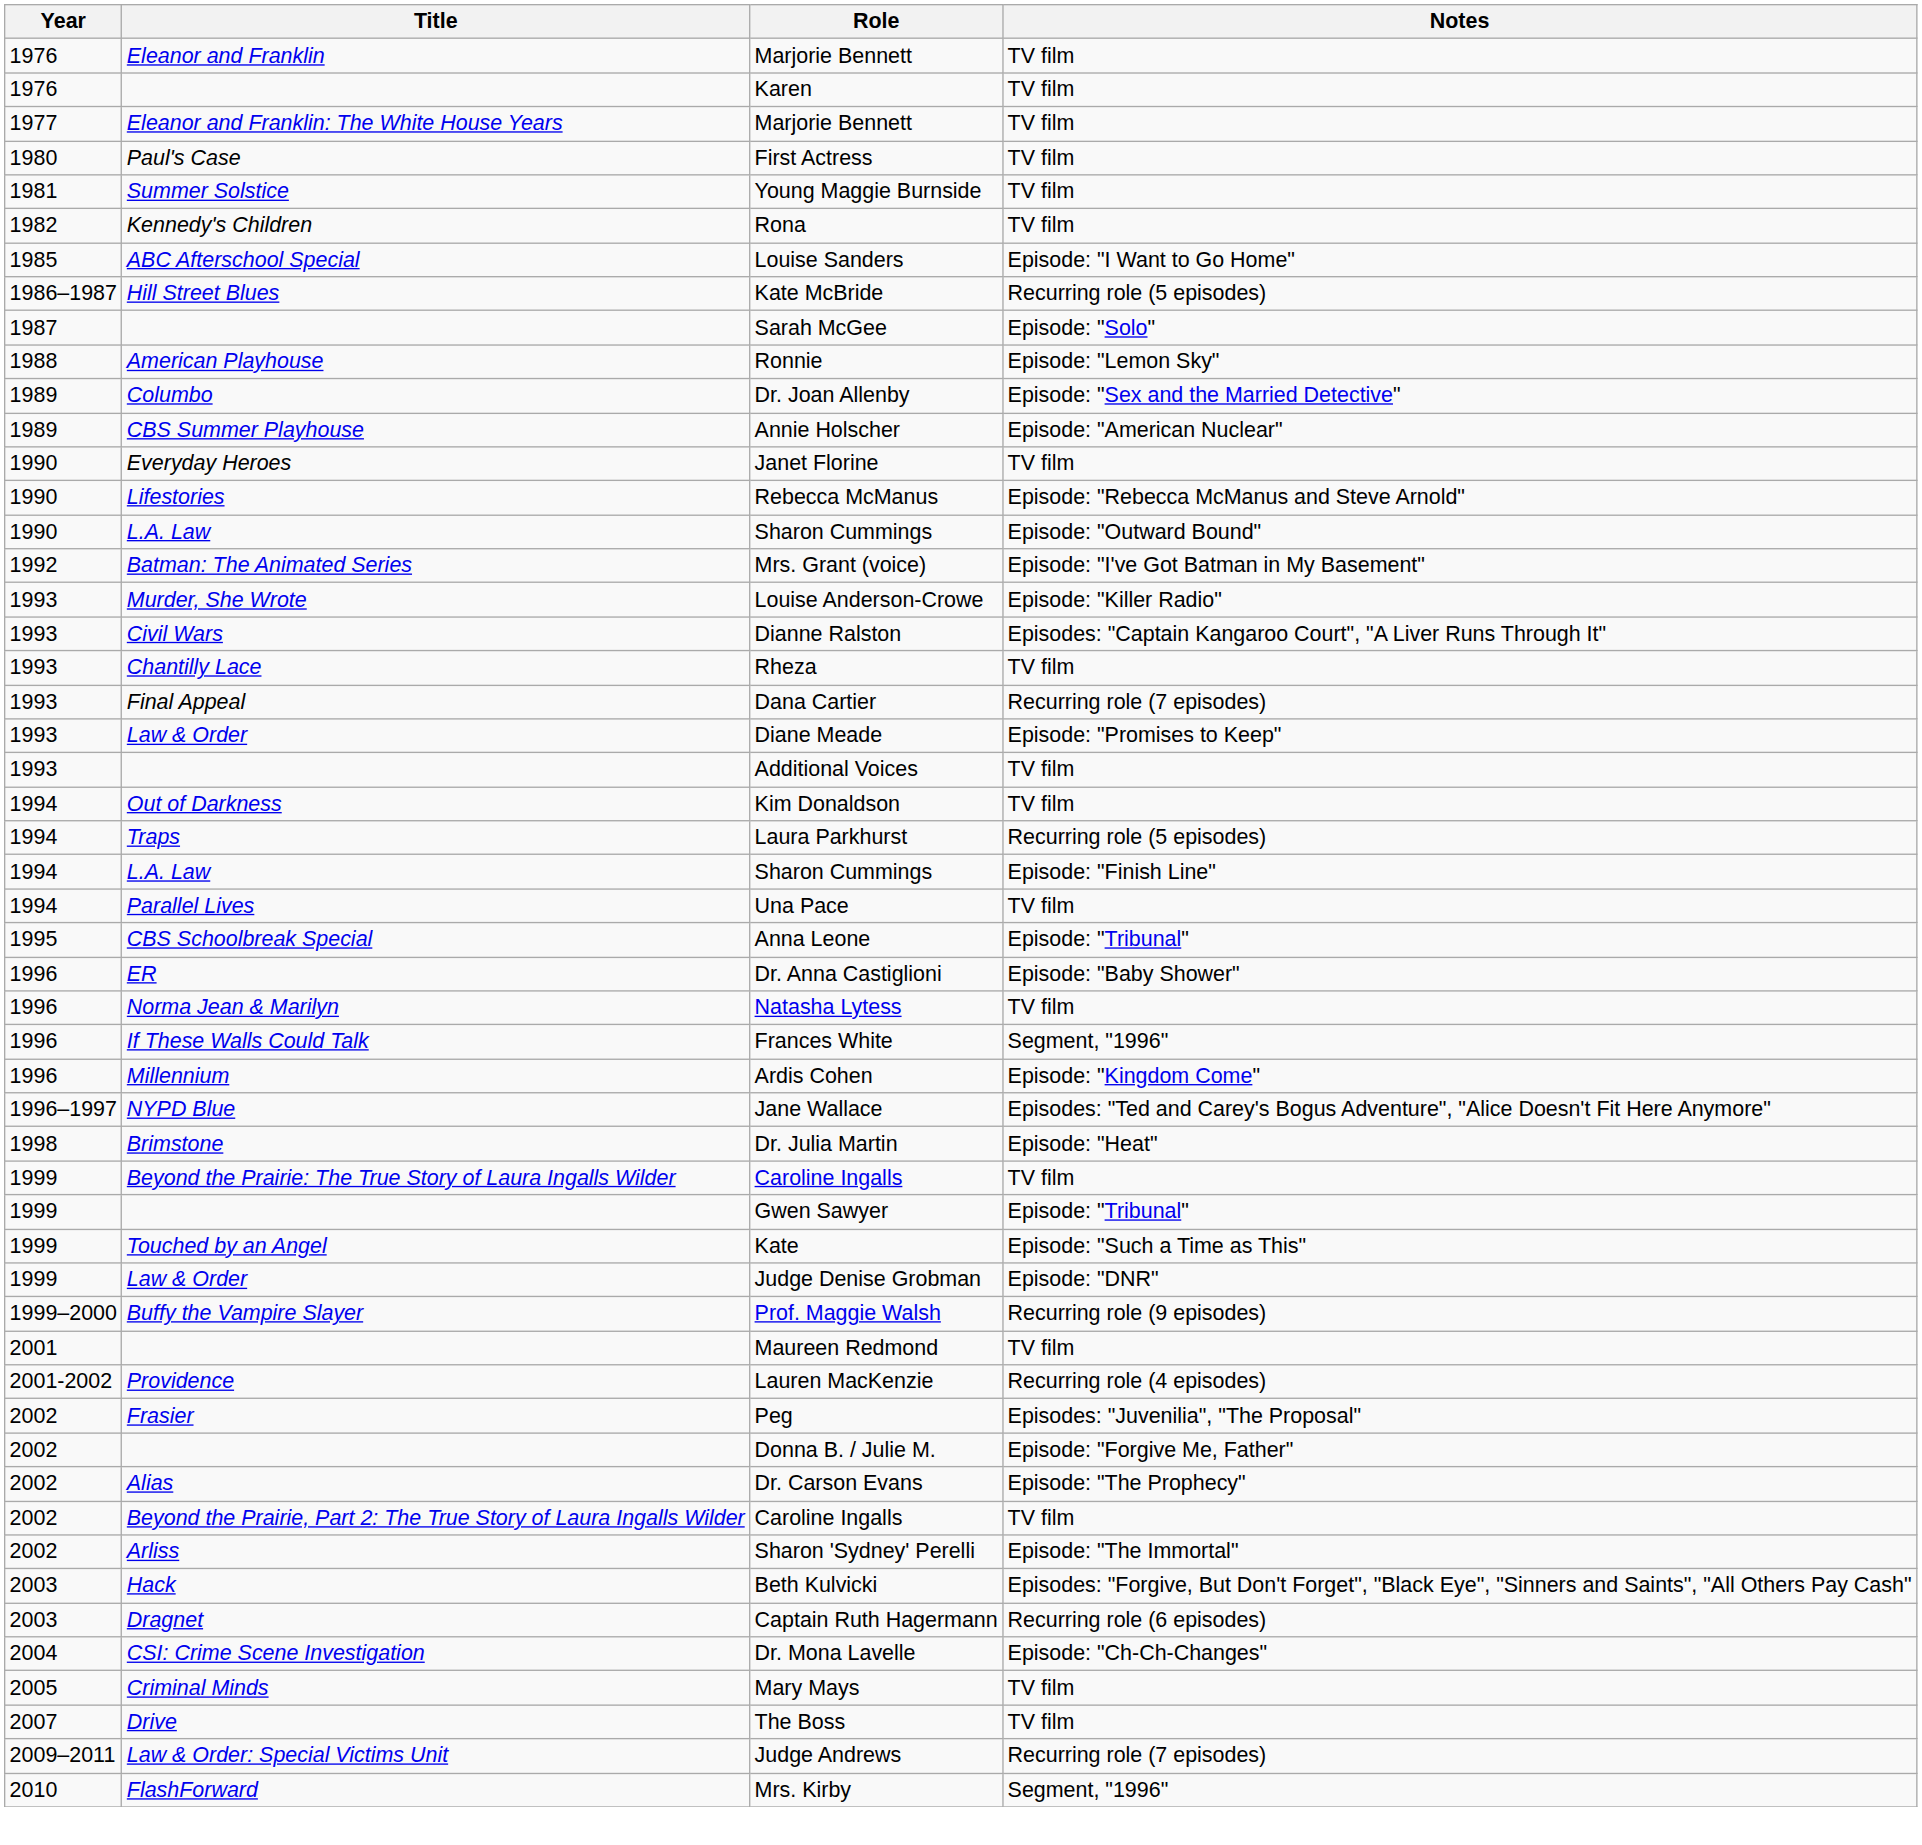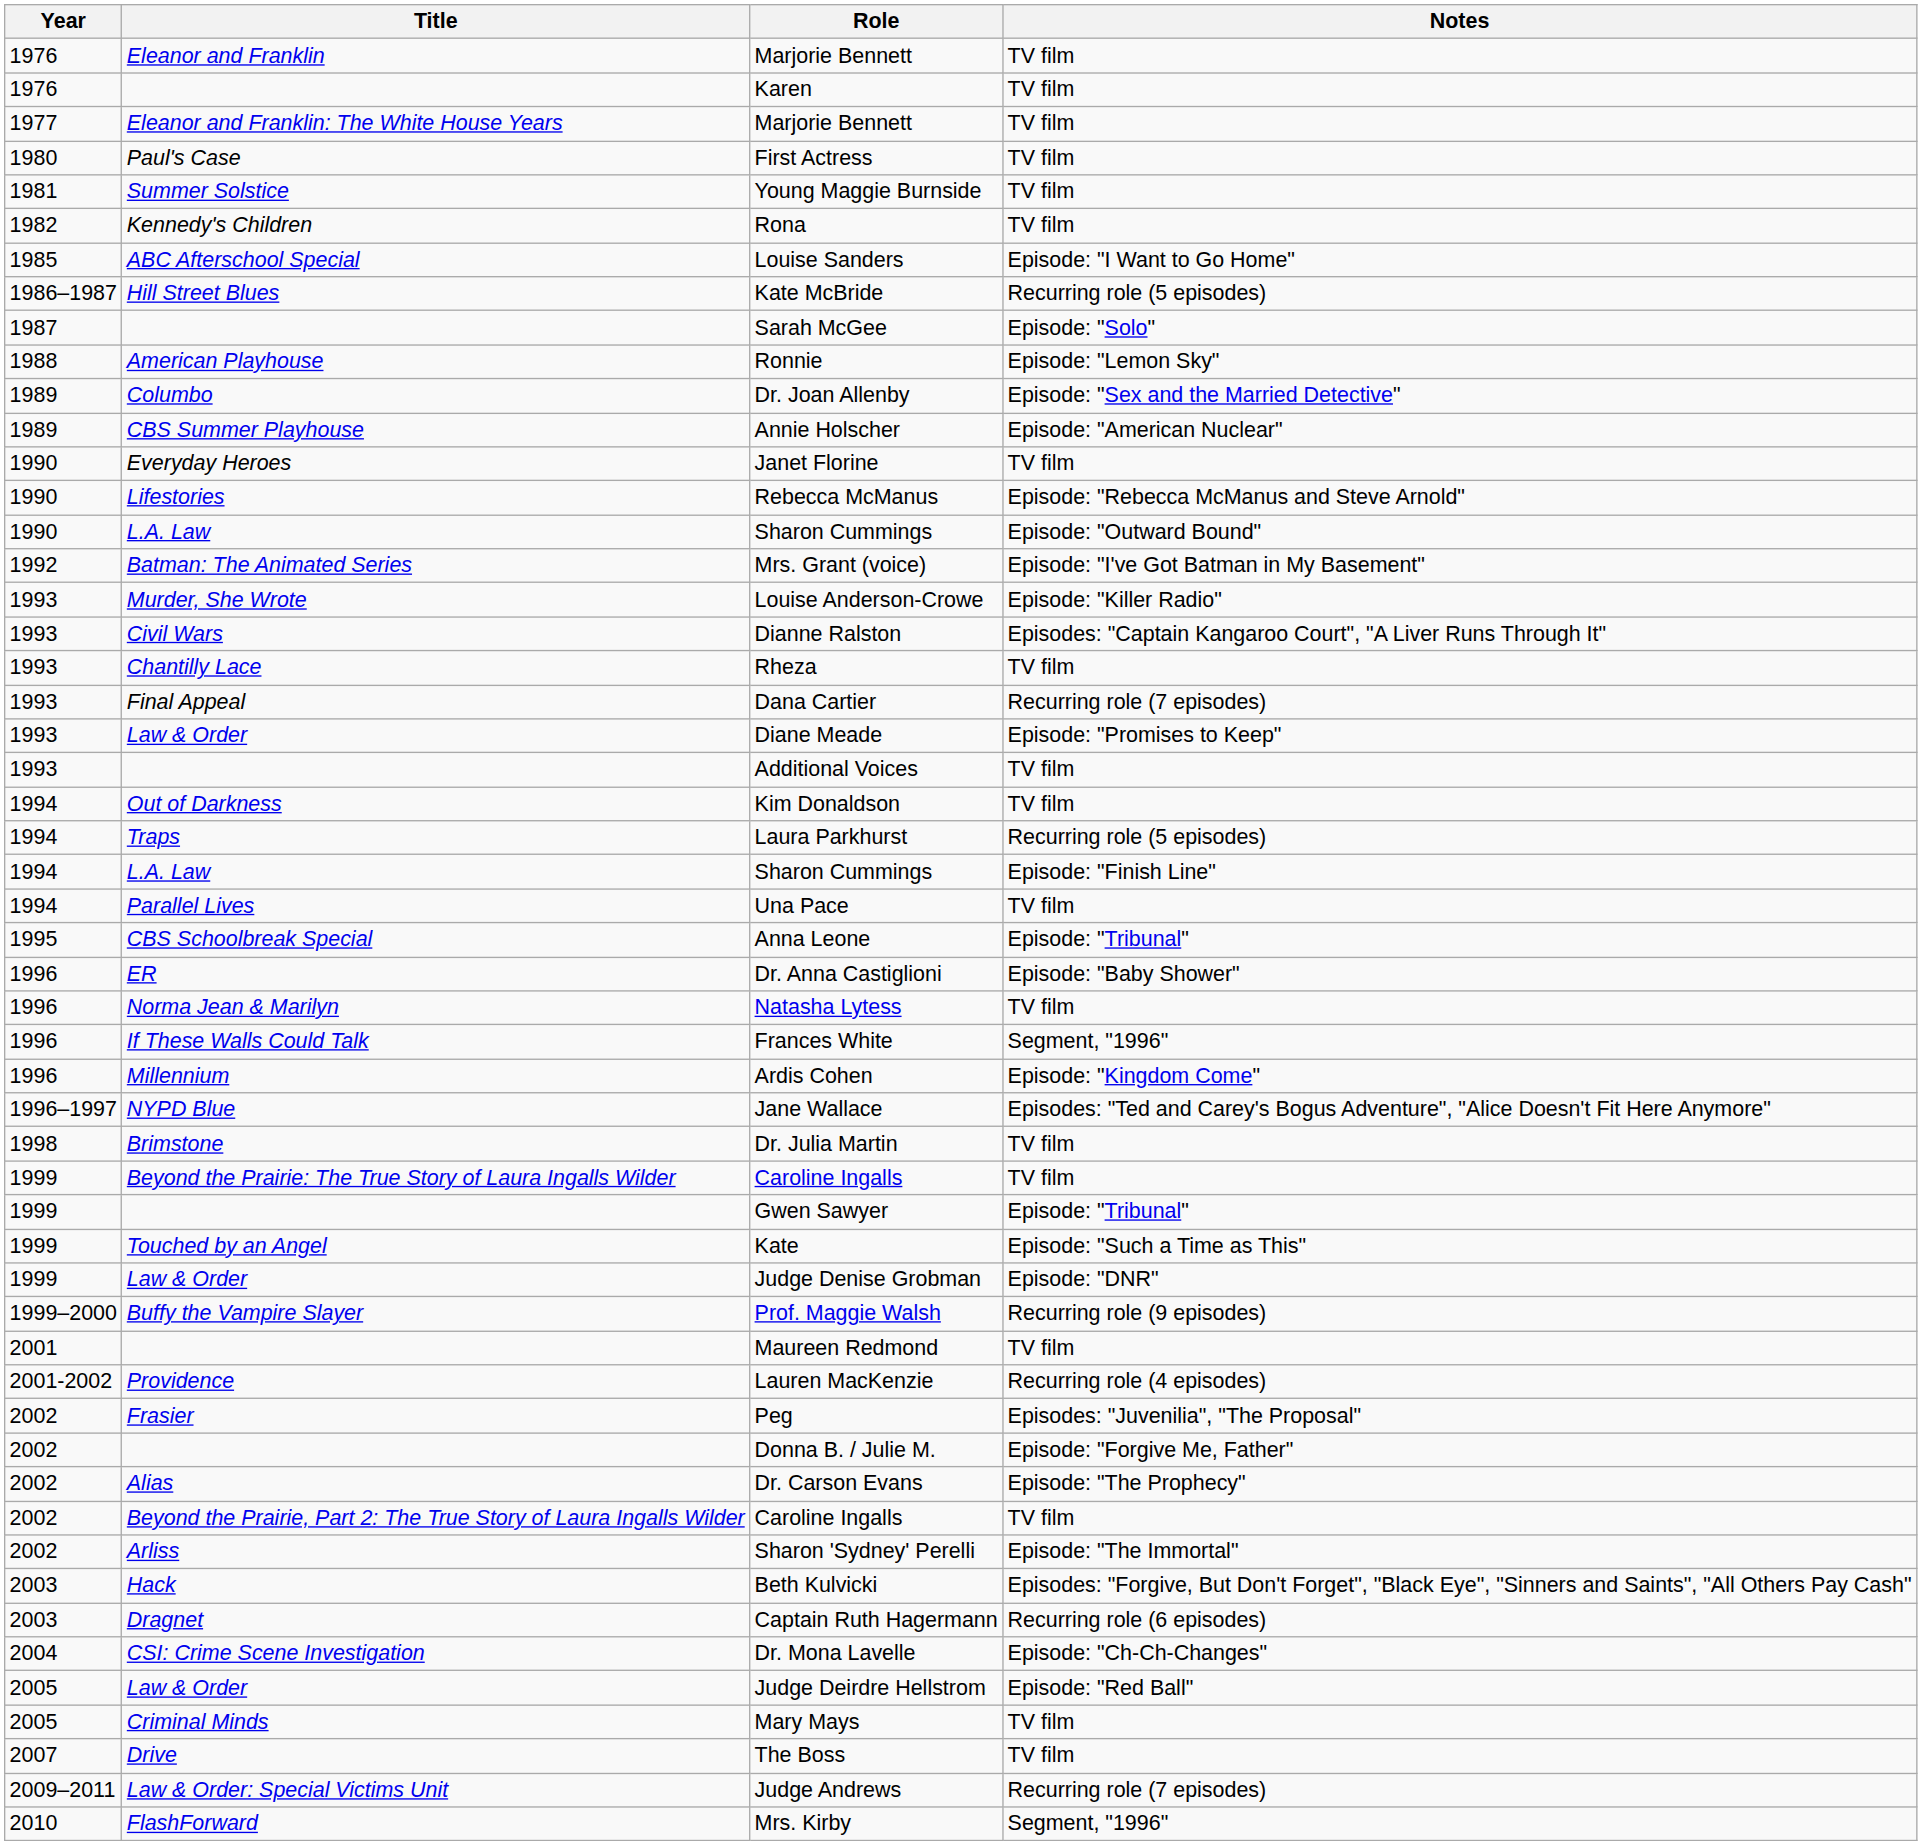(1083, 1143) Episode: "Heat" -> (1041, 1143) TV film
+ row: (33, 1687)
